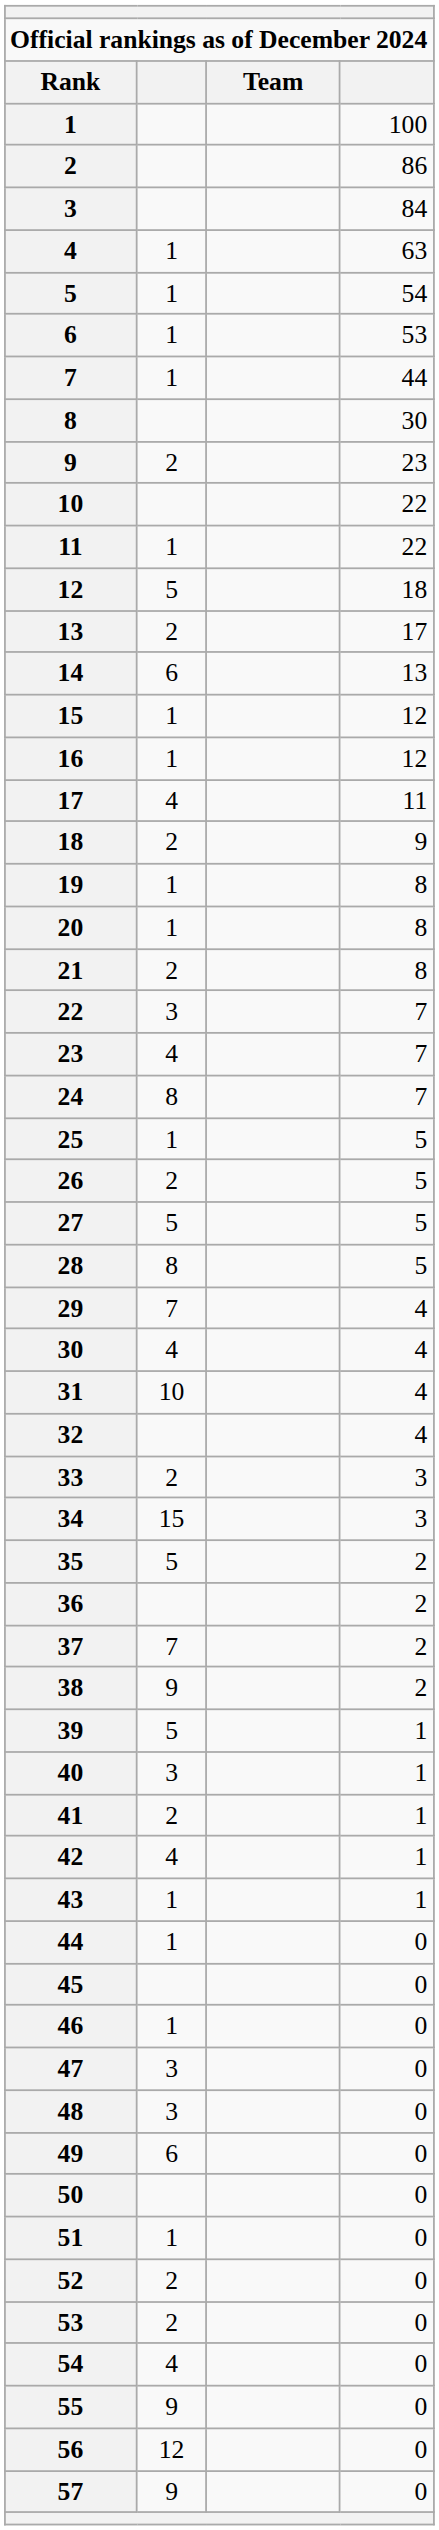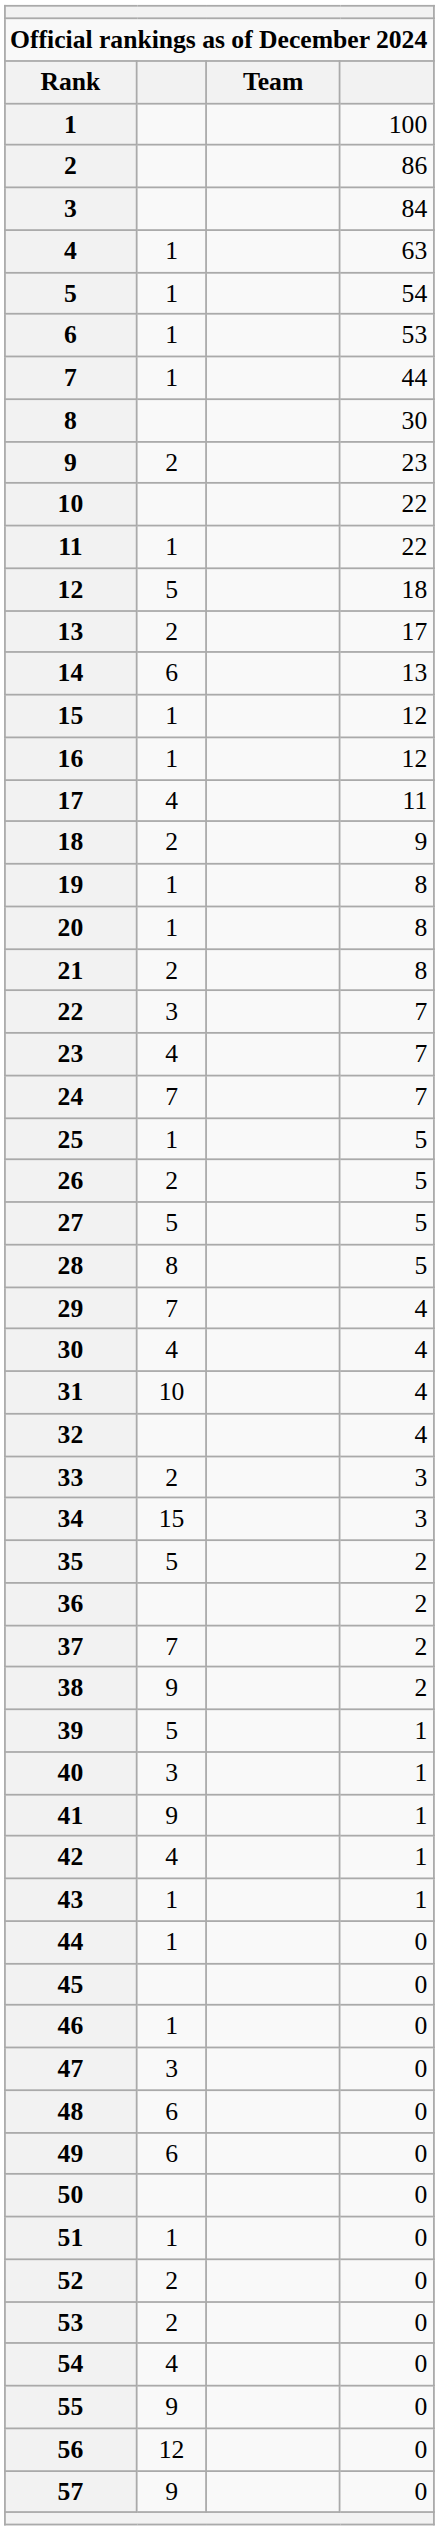(172, 1096) 8 -> (172, 1096) 7
(172, 1814) 2 -> (172, 1814) 9
(172, 2110) 3 -> (172, 2110) 6
